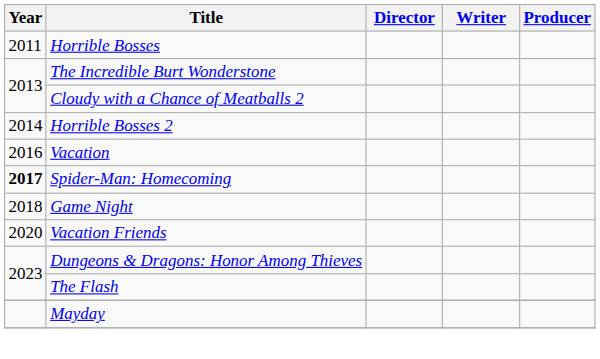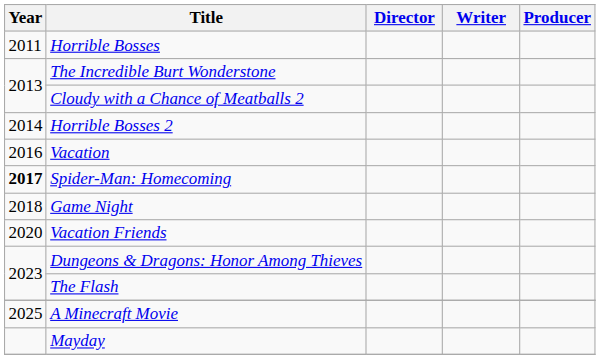+ row: (114, 313)
